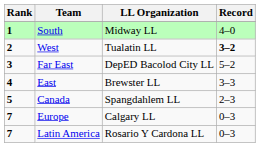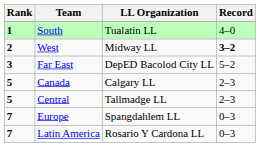(131, 30) Midway LL -> (131, 30) Tualatin LL
(131, 47) Tualatin LL -> (131, 47) Midway LL
- row: (47, 82)
(142, 99) Spangdahlem LL -> (130, 82) Calgary LL
+ row: (53, 99)
(130, 116) Calgary LL -> (142, 116) Spangdahlem LL
